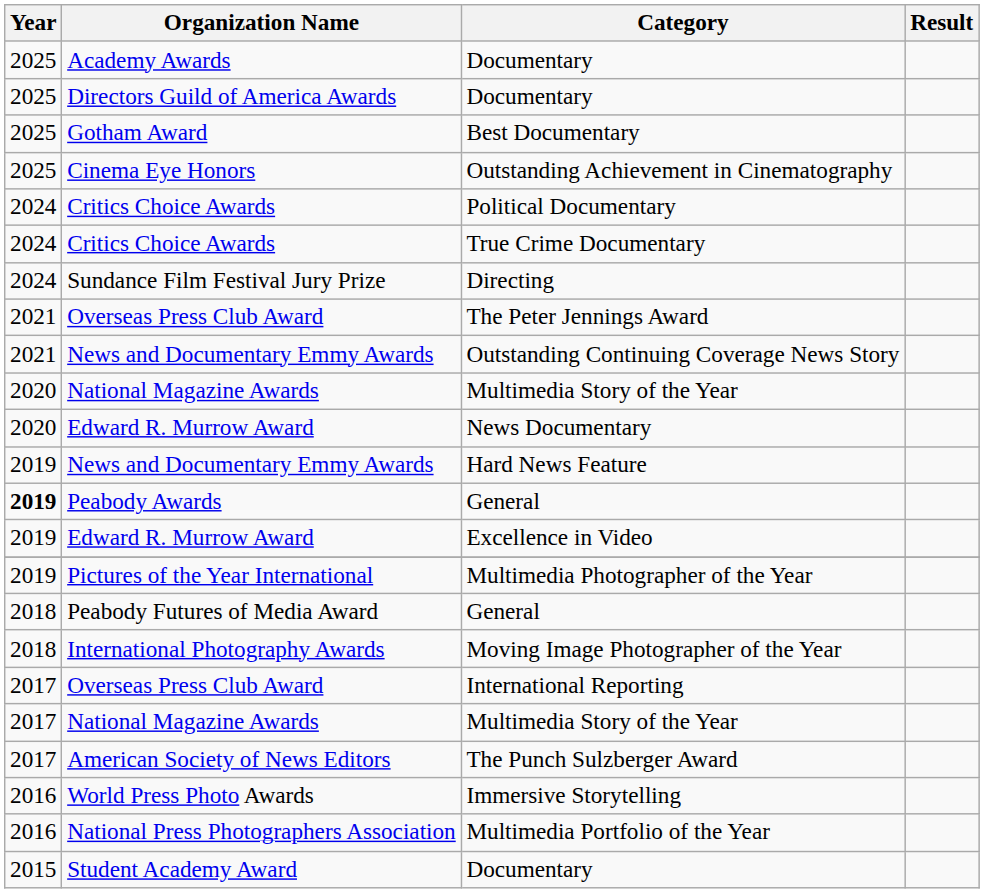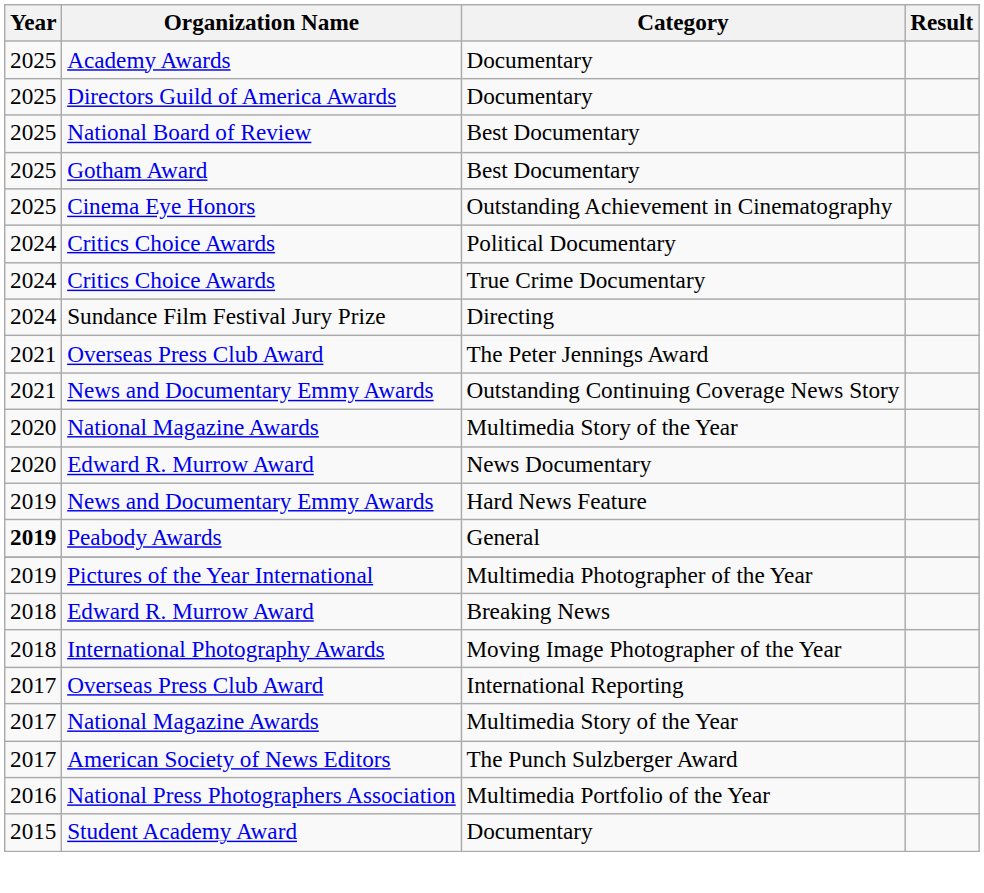+ row: (189, 133)
- row: (190, 538)
- row: (223, 611)
+ row: (190, 611)
- row: (191, 795)
